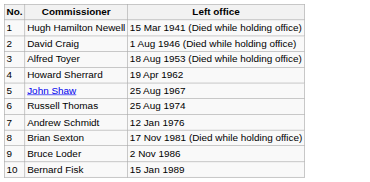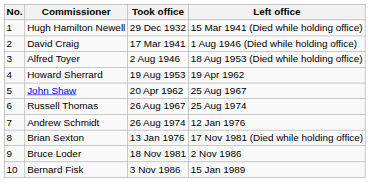+ column: (158, 12)
